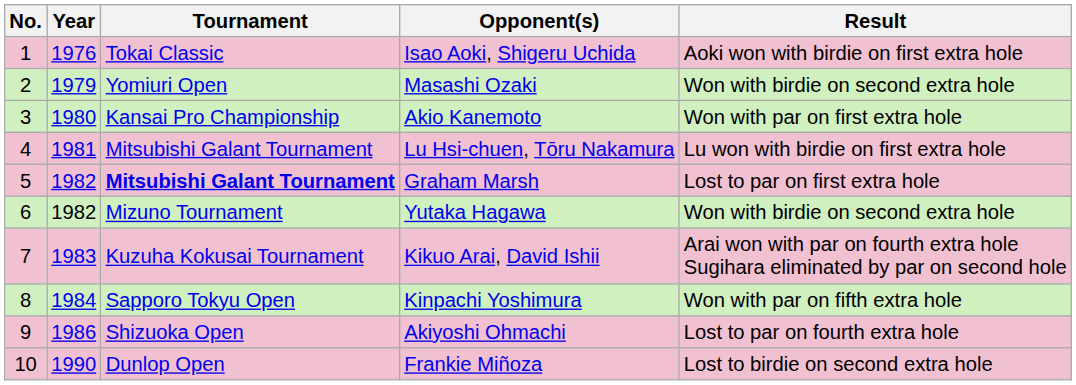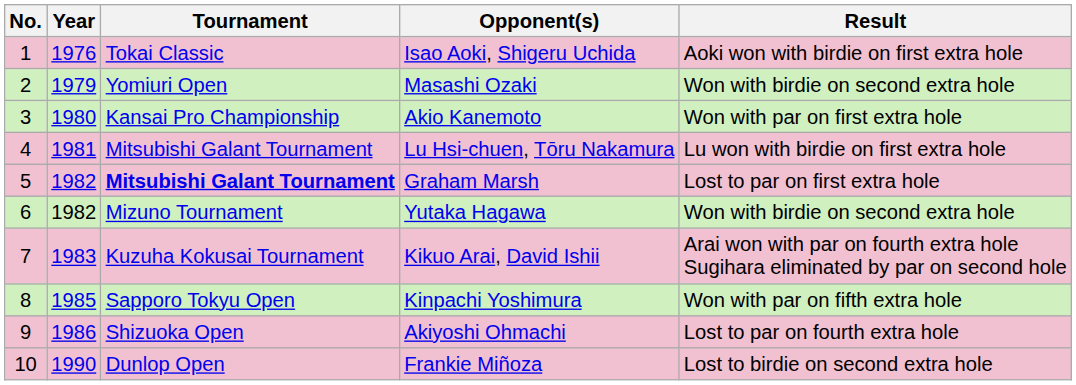(74, 299) 1984 -> (74, 299) 1985
